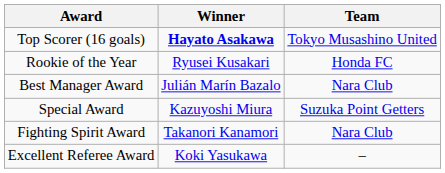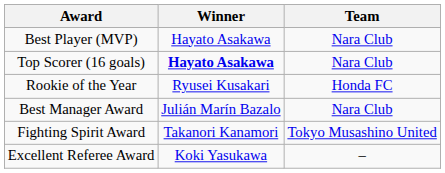+ row: (81, 39)
(362, 39) Tokyo Musashino United -> (362, 62) Nara Club
- row: (81, 109)
(362, 132) Nara Club -> (362, 132) Tokyo Musashino United
